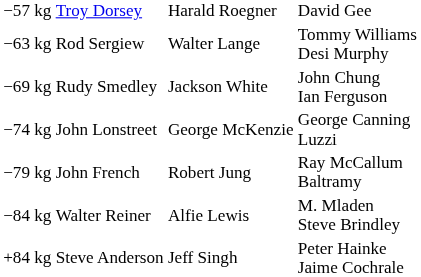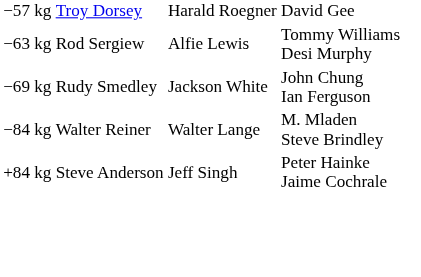(214, 43) Walter Lange -> (209, 43) Alfie Lewis
- row: (27, 129)
- row: (27, 172)
(209, 215) Alfie Lewis -> (214, 129) Walter Lange
